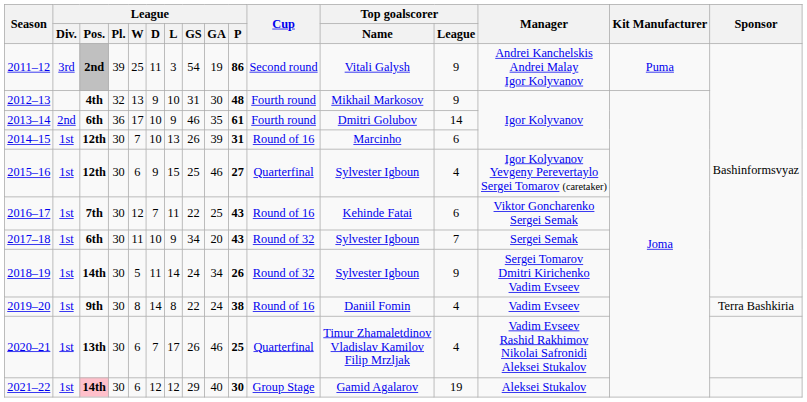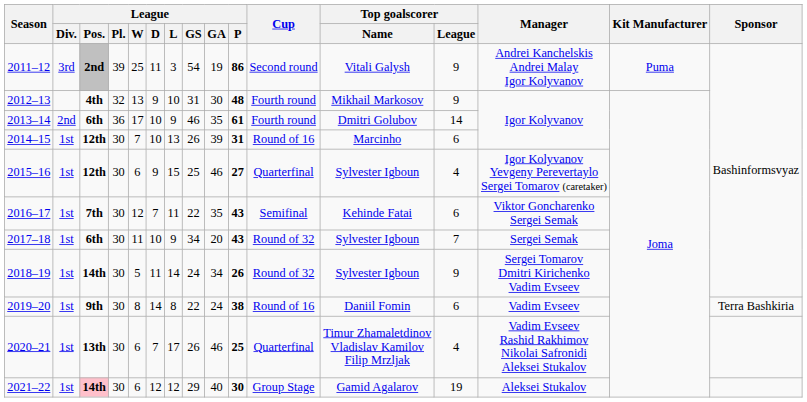(217, 213) 25 -> (217, 213) 35
(284, 213) Round of 16 -> (284, 213) Semifinal
(456, 306) 4 -> (456, 306) 6
